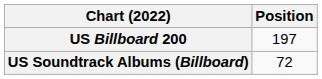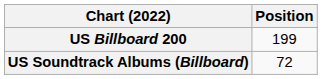(284, 39) 197 -> (284, 39) 199
